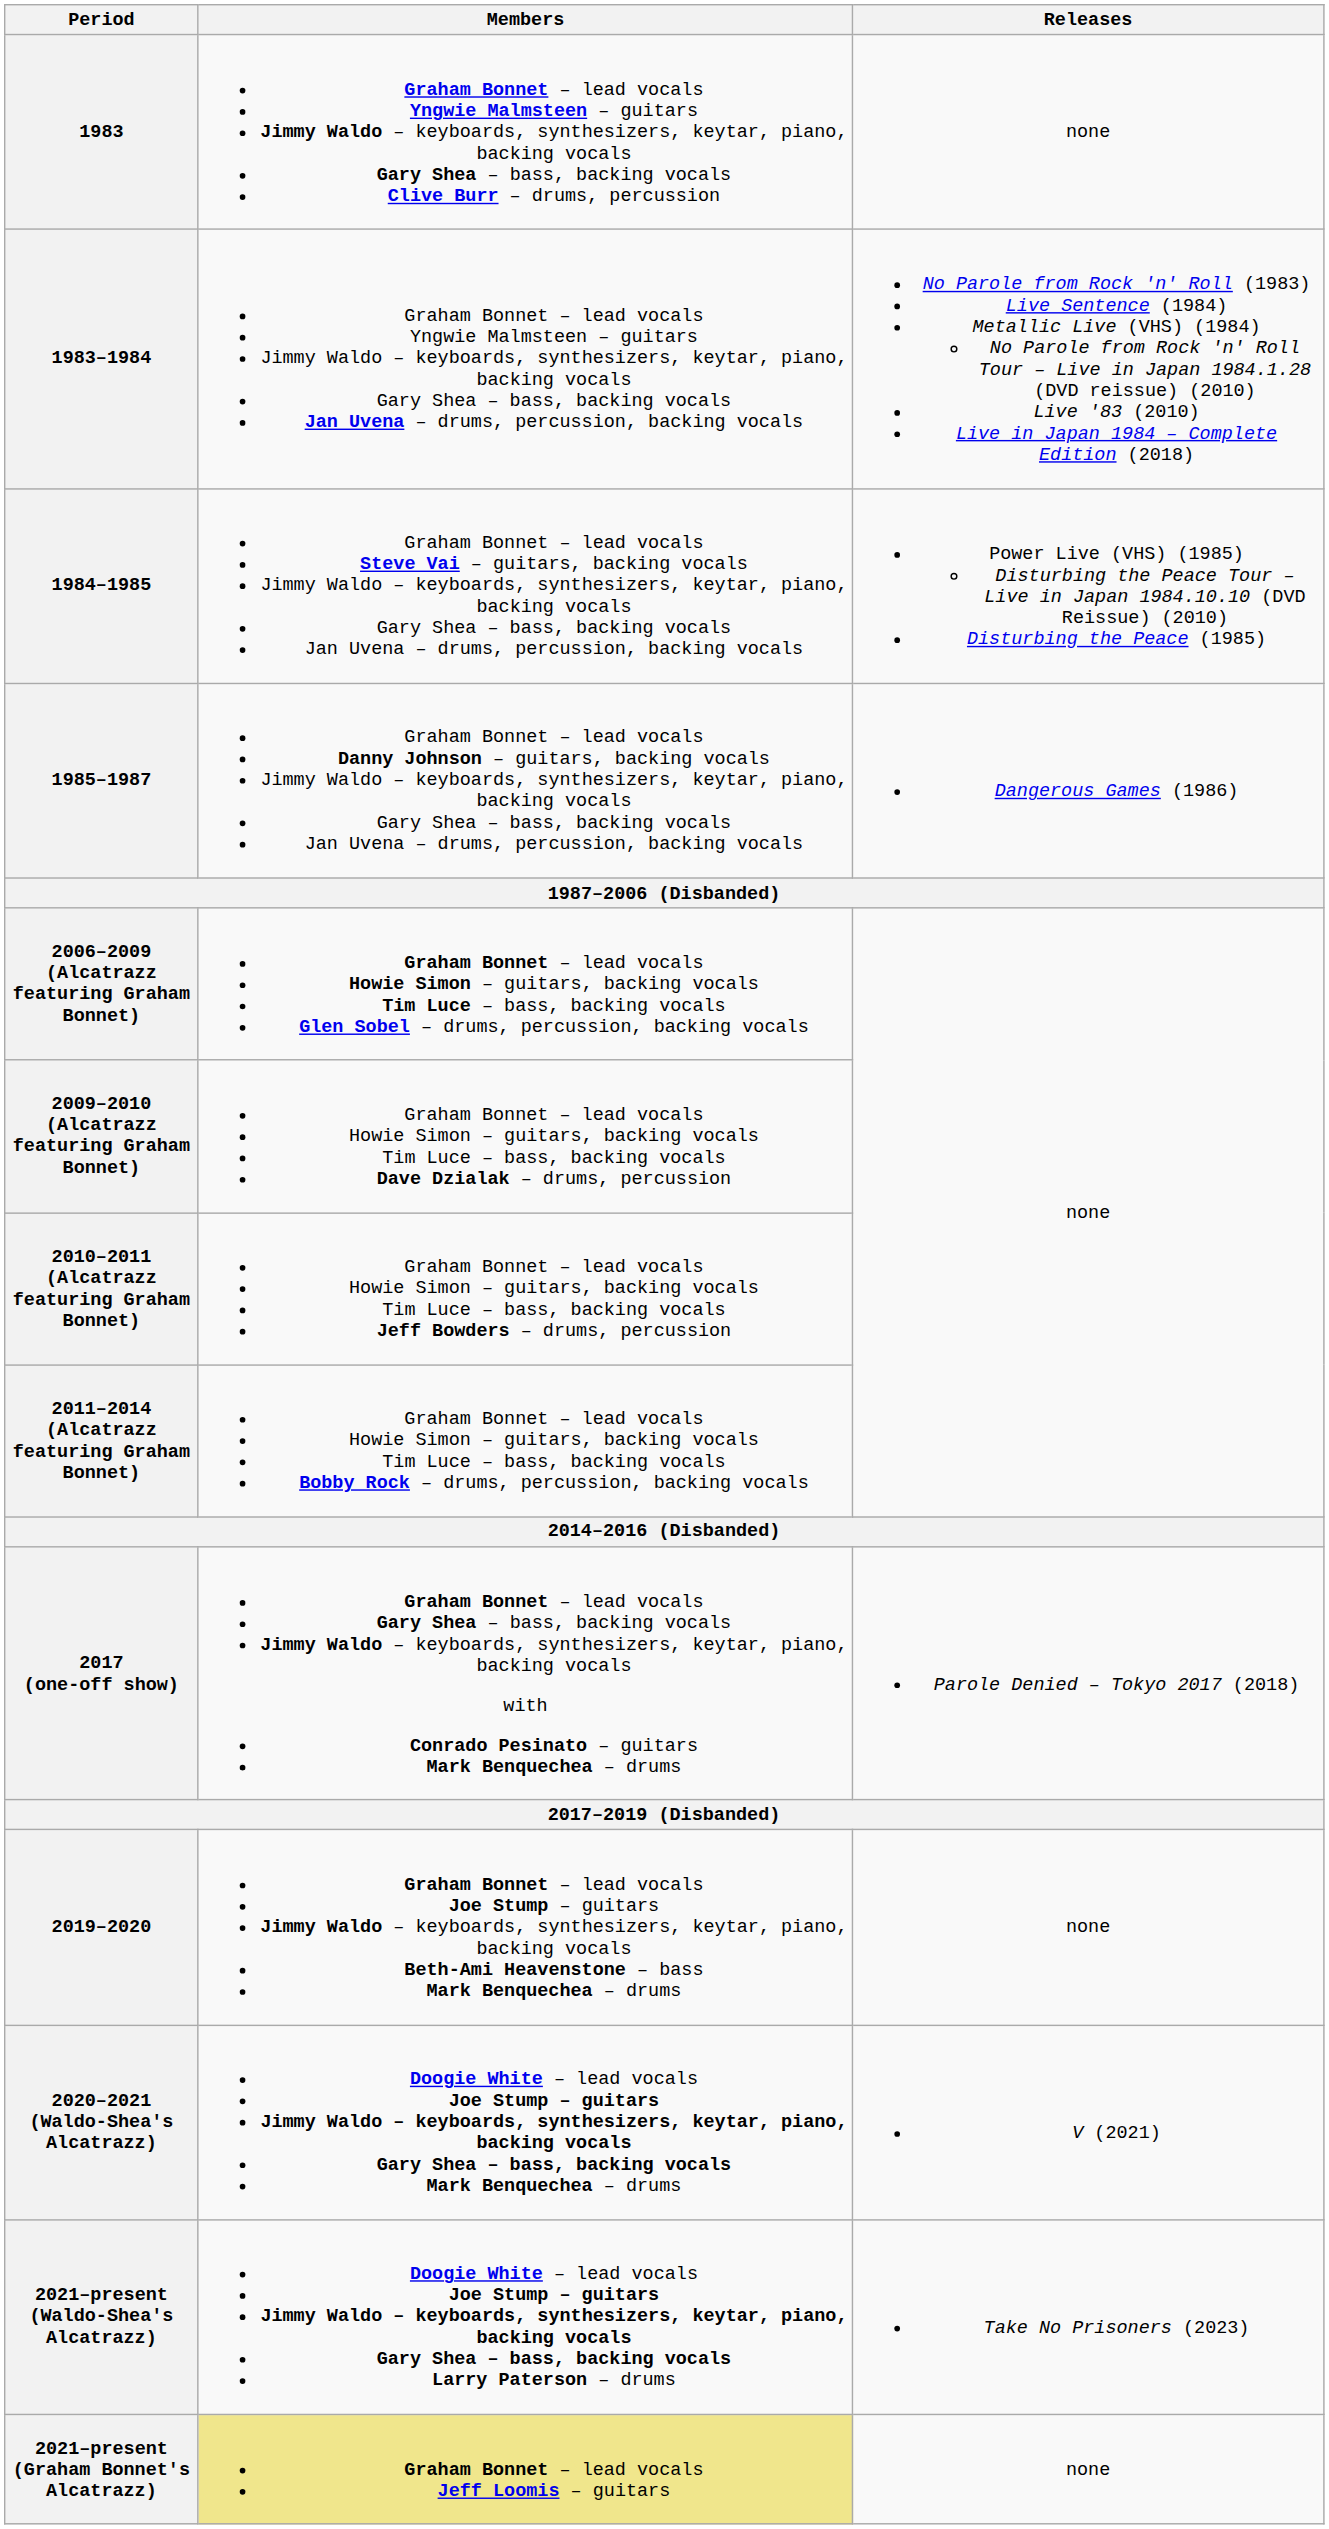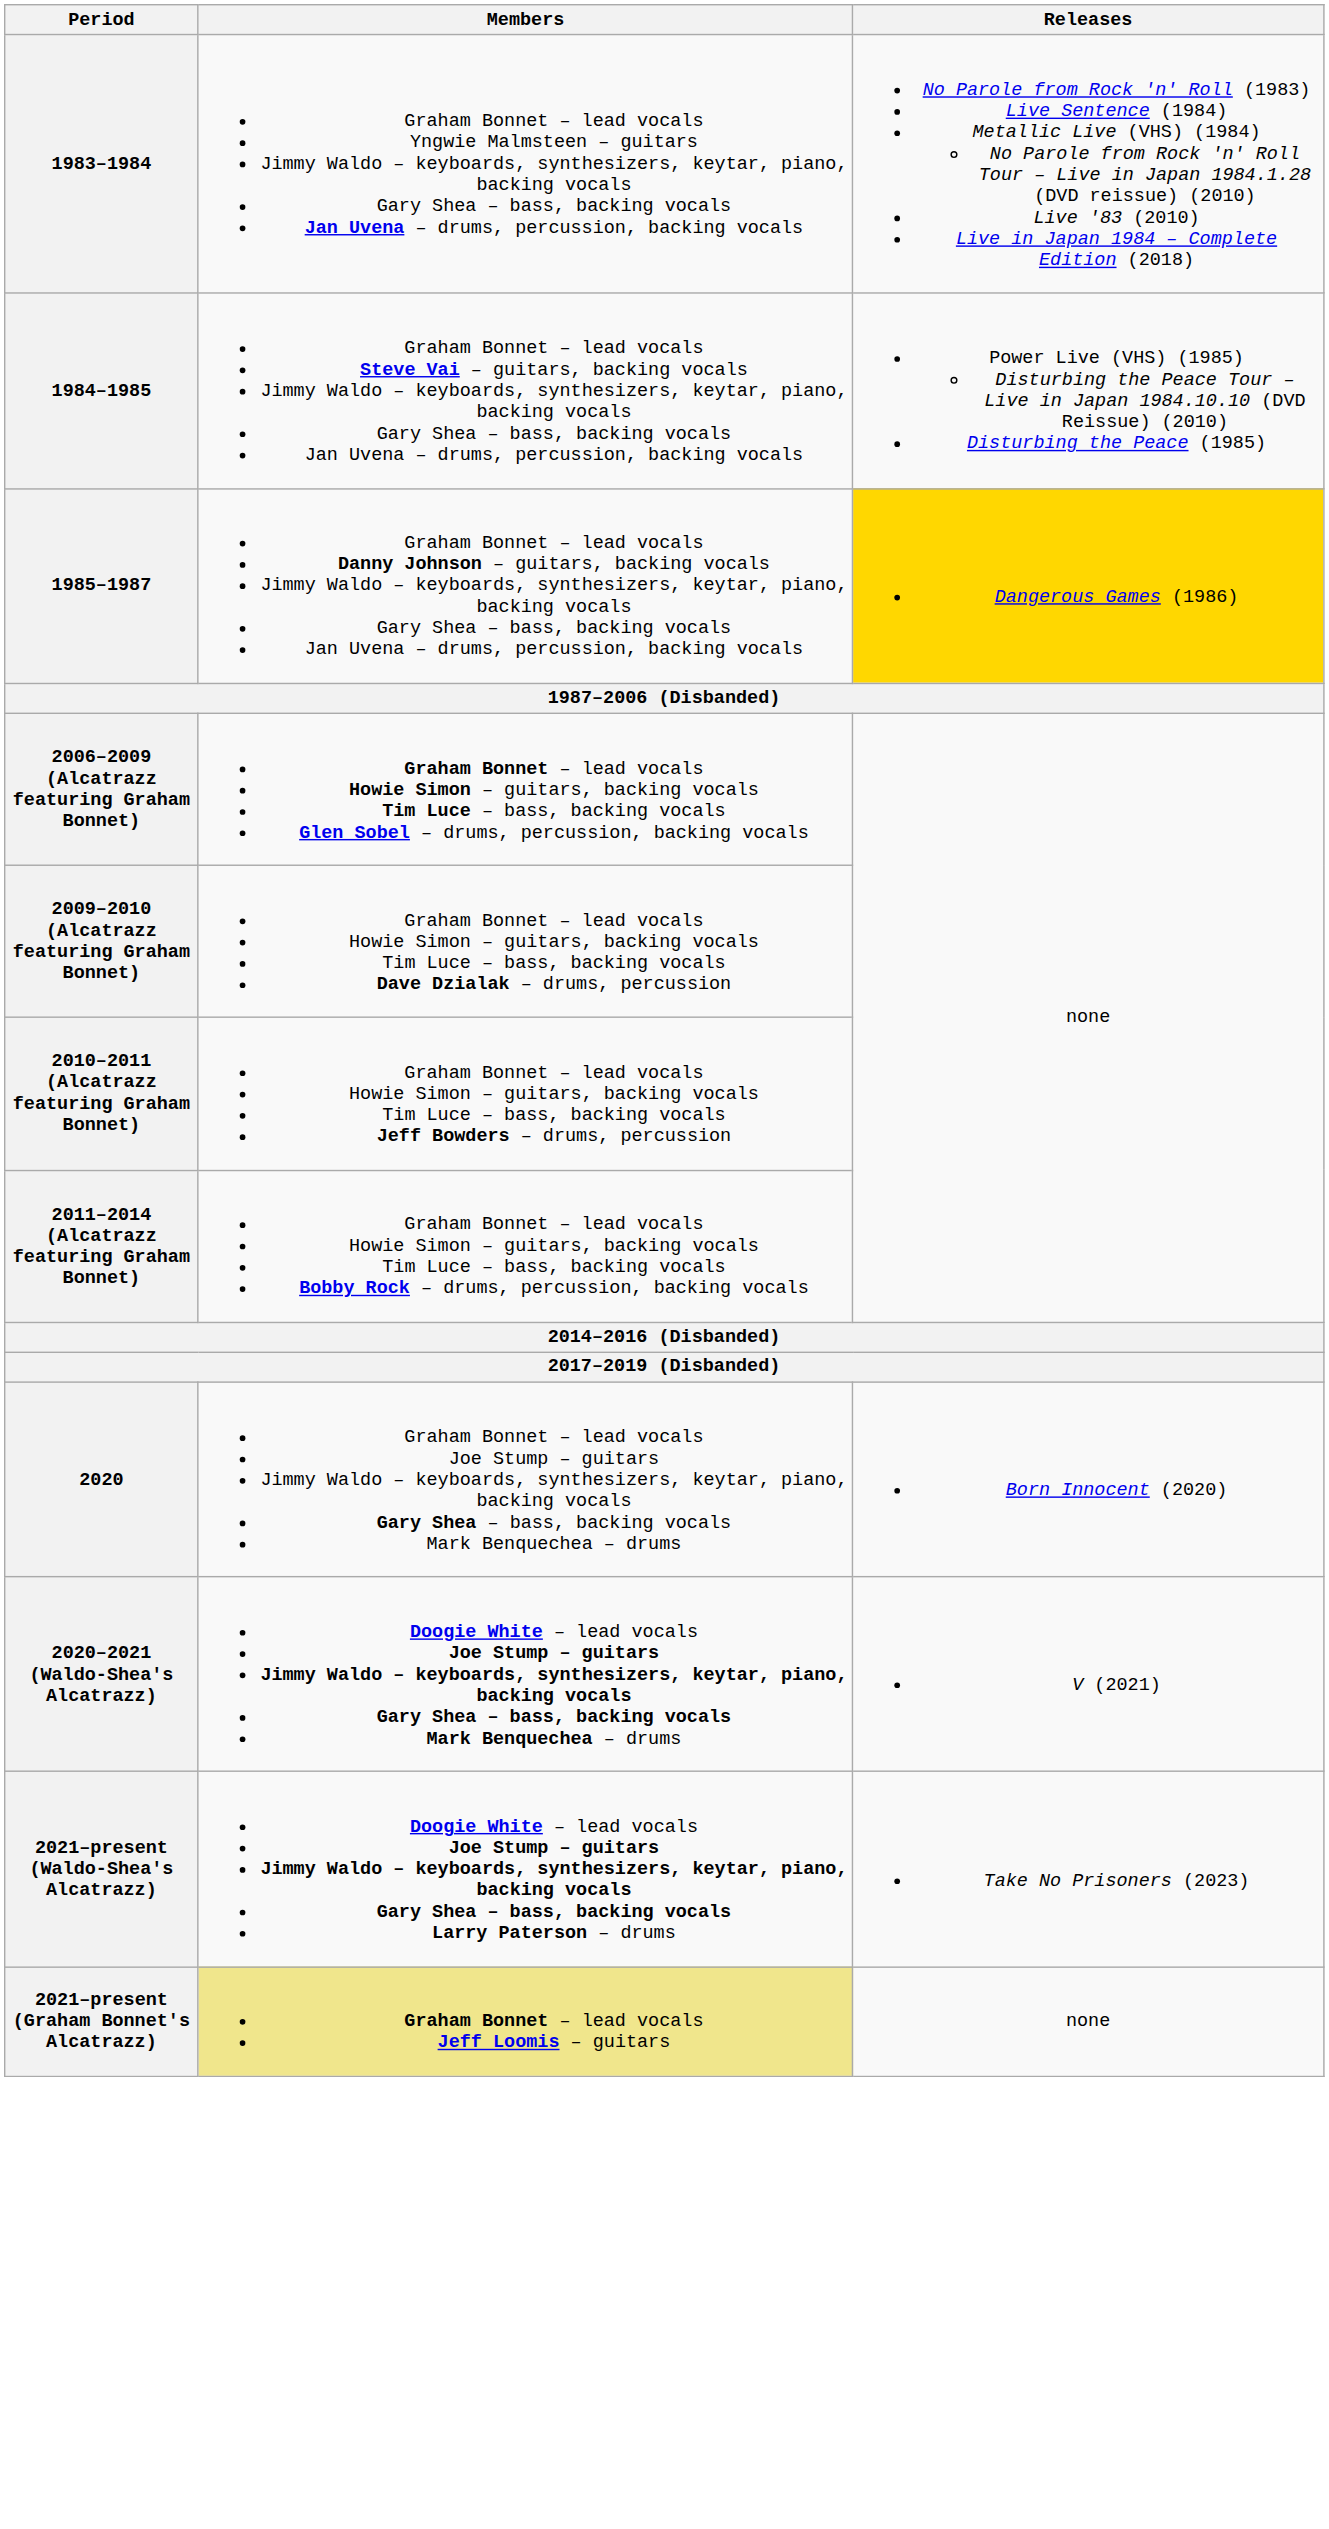- row: (101, 132)
(1088, 791) no background -> (1088, 596) gold background
- row: (101, 1673)
- row: (101, 1927)
+ row: (101, 1480)
